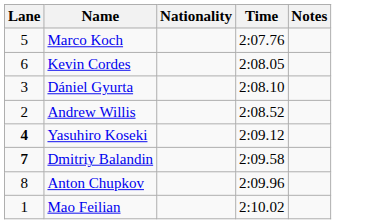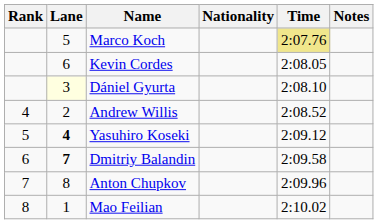+ column: (25, 16)
(262, 40) no background -> (304, 40) khaki background
(24, 87) no background -> (66, 87) lightyellow background
